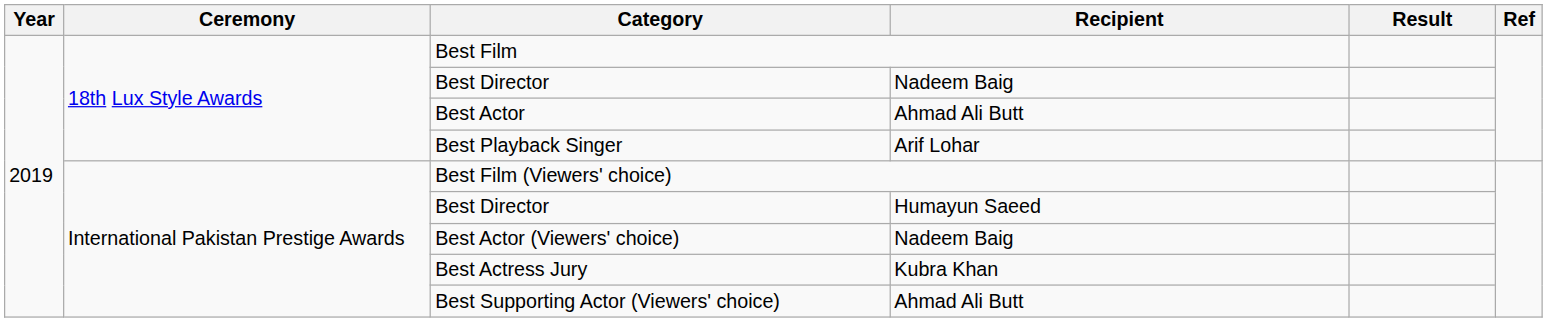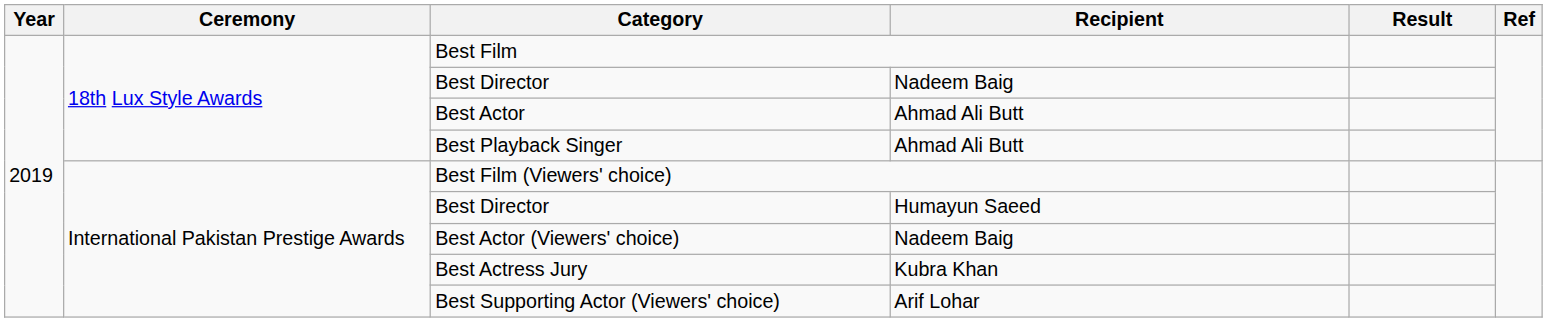(937, 144) Arif Lohar -> (959, 144) Ahmad Ali Butt
(959, 301) Ahmad Ali Butt -> (937, 301) Arif Lohar
